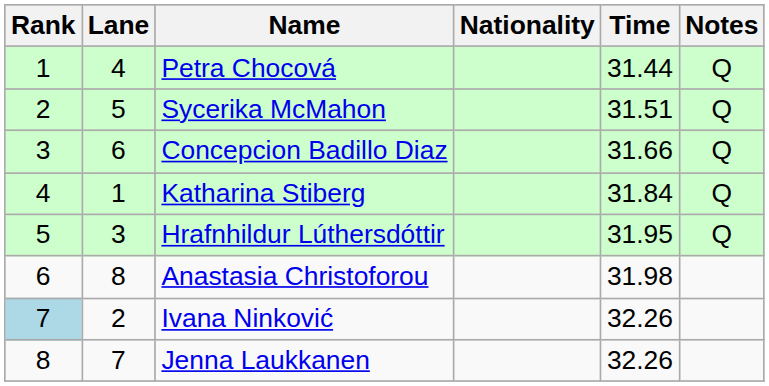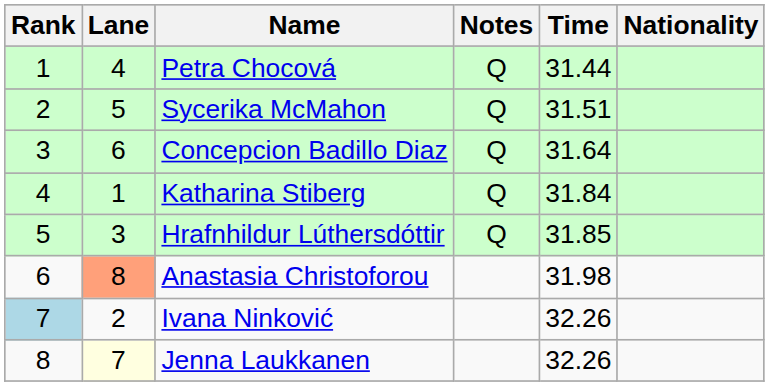columns swapped: (527, 25) <-> (722, 25)
(640, 151) 31.66 -> (578, 151) 31.64
(640, 234) 31.95 -> (578, 234) 31.85
(118, 276) no background -> (118, 276) lightsalmon background
(118, 360) no background -> (118, 360) lightyellow background
